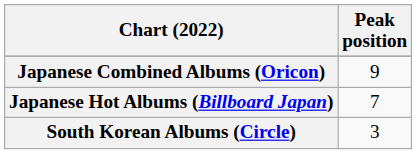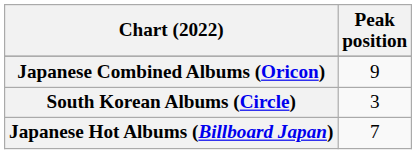rows swapped: (171, 102) <-> (171, 132)
